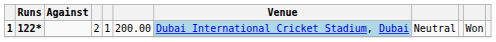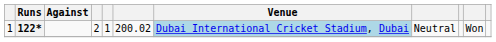(10, 29) bold -> (10, 29) normal
(133, 29) 200.00 -> (133, 29) 200.02
